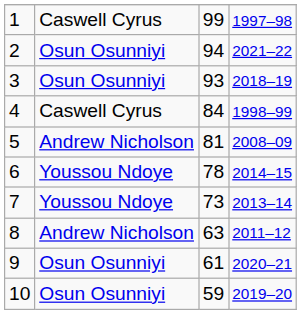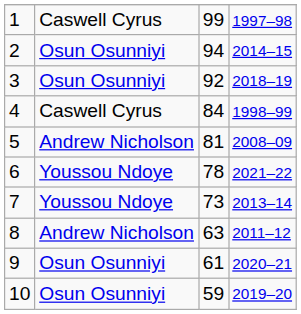(262, 50) 2021–22 -> (262, 50) 2014–15
(214, 80) 93 -> (214, 80) 92
(262, 172) 2014–15 -> (262, 172) 2021–22
